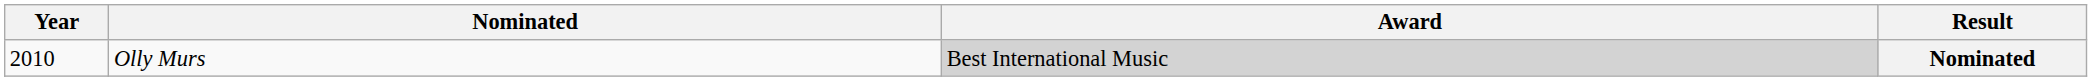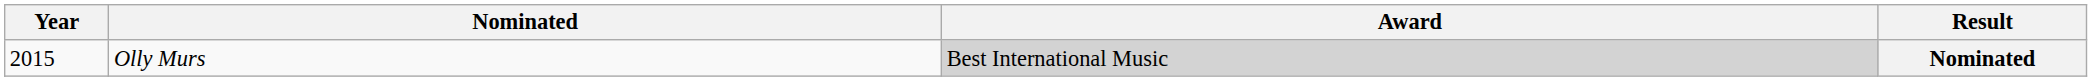(32, 57) 2010 -> (32, 57) 2015
